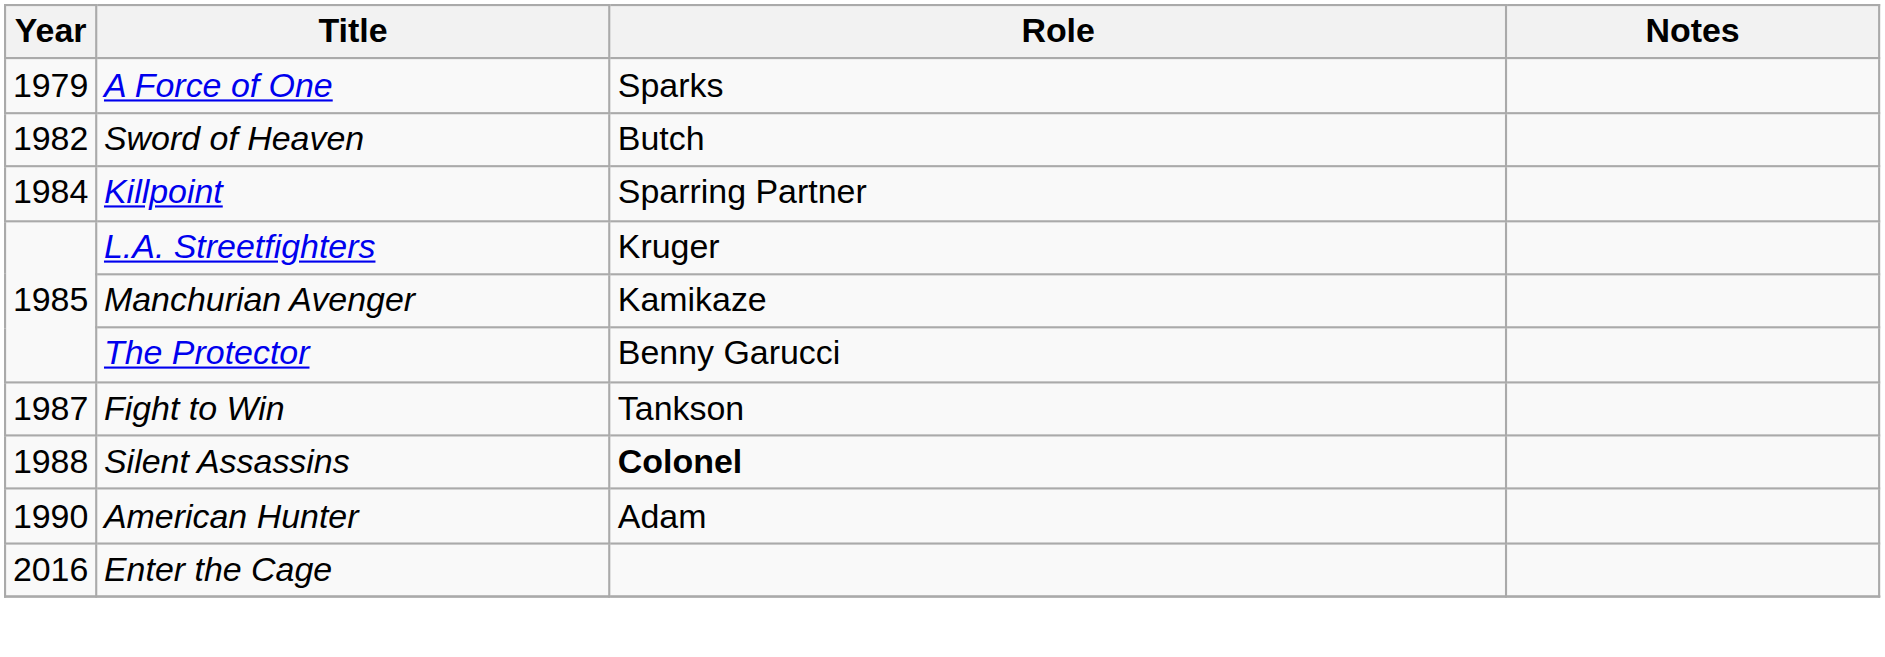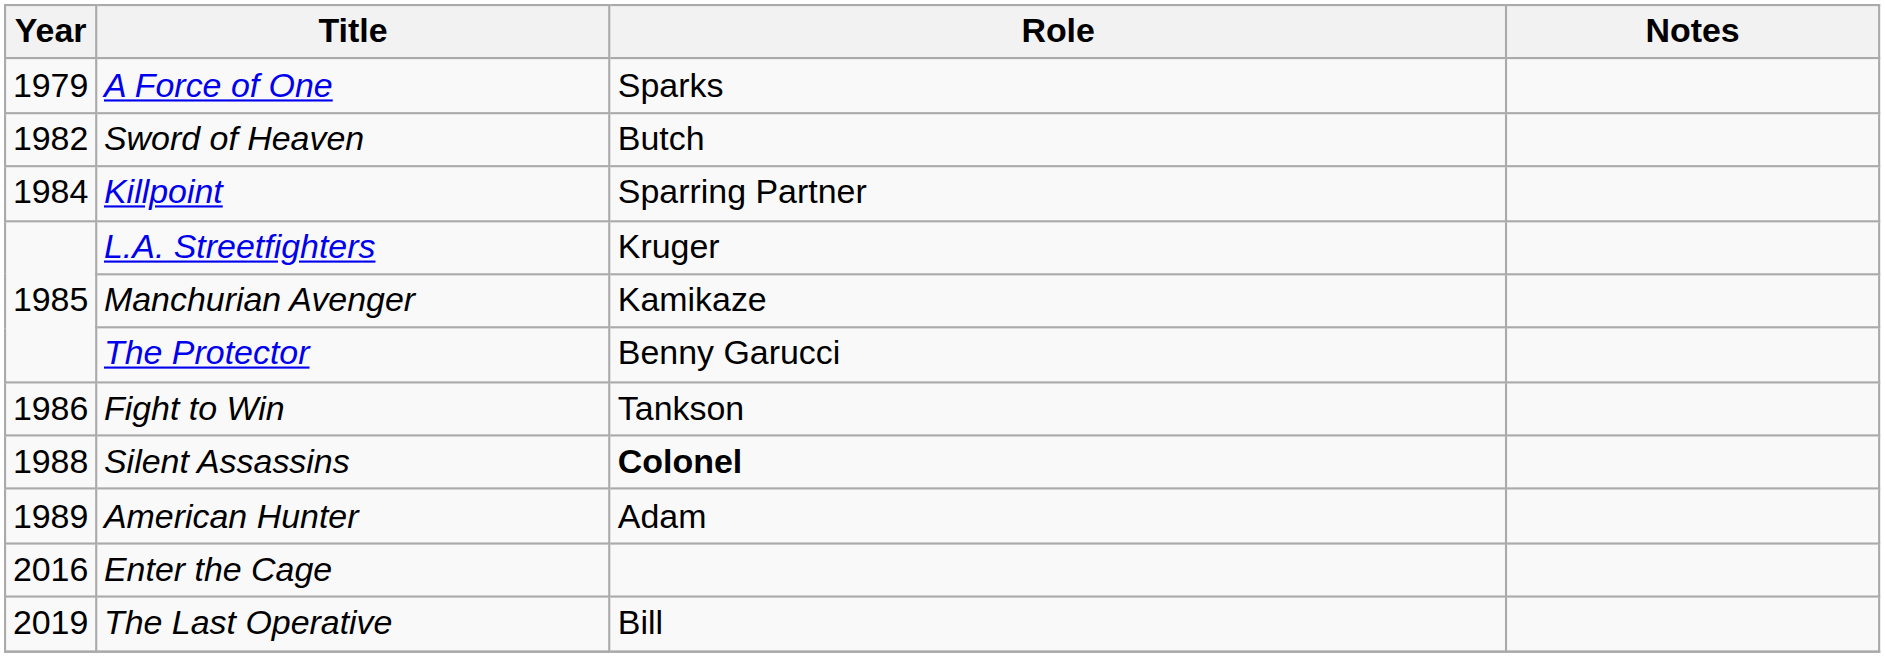(51, 407) 1987 -> (51, 407) 1986
(51, 515) 1990 -> (51, 515) 1989
+ row: (248, 623)
